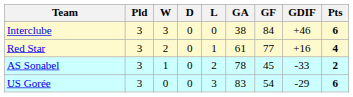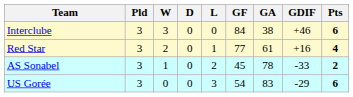columns swapped: (268, 13) <-> (240, 13)
